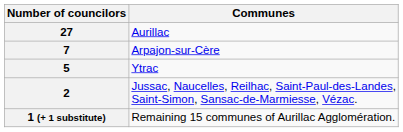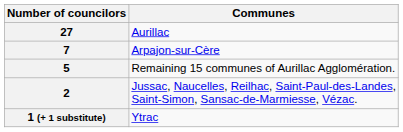(145, 68) Ytrac -> (263, 68) Remaining 15 communes of Aurillac Agglomération.
(263, 117) Remaining 15 communes of Aurillac Agglomération. -> (145, 117) Ytrac
